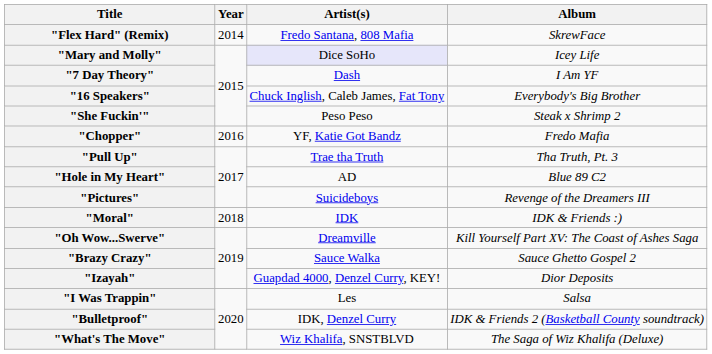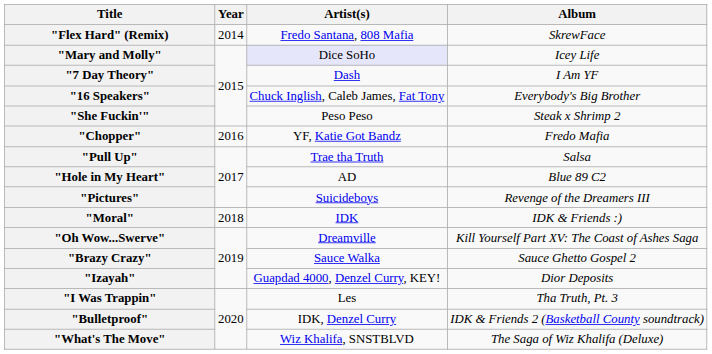(577, 156) Tha Truth, Pt. 3 -> (577, 156) Salsa
(577, 298) Salsa -> (577, 298) Tha Truth, Pt. 3
